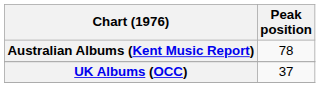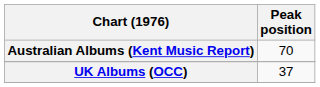(286, 51) 78 -> (286, 51) 70
